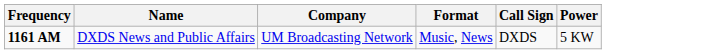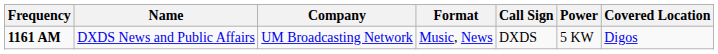+ column: (657, 15)
